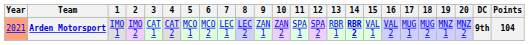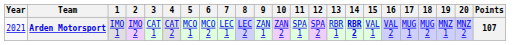- column: (482, 11)
(16, 29) lightsalmon background -> (16, 29) no background
(508, 29) 104 -> (489, 29) 107
